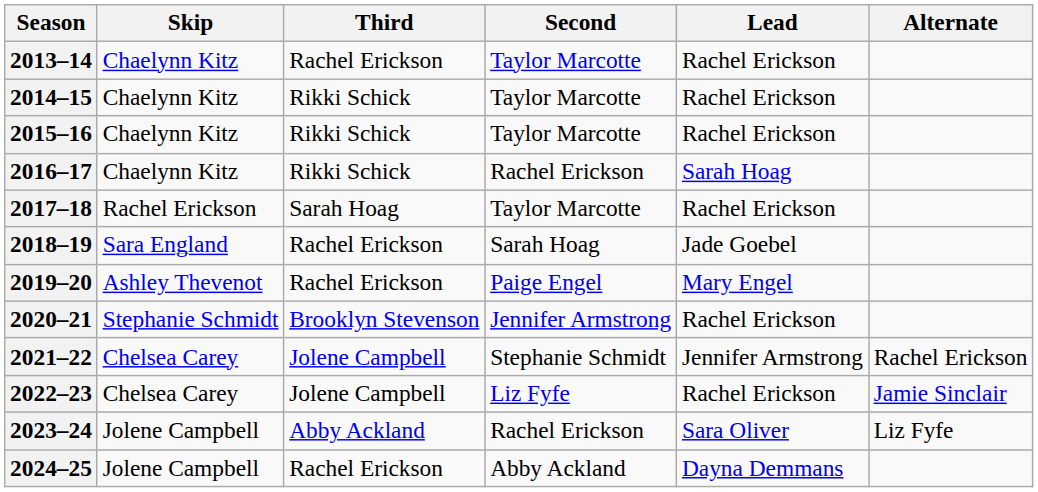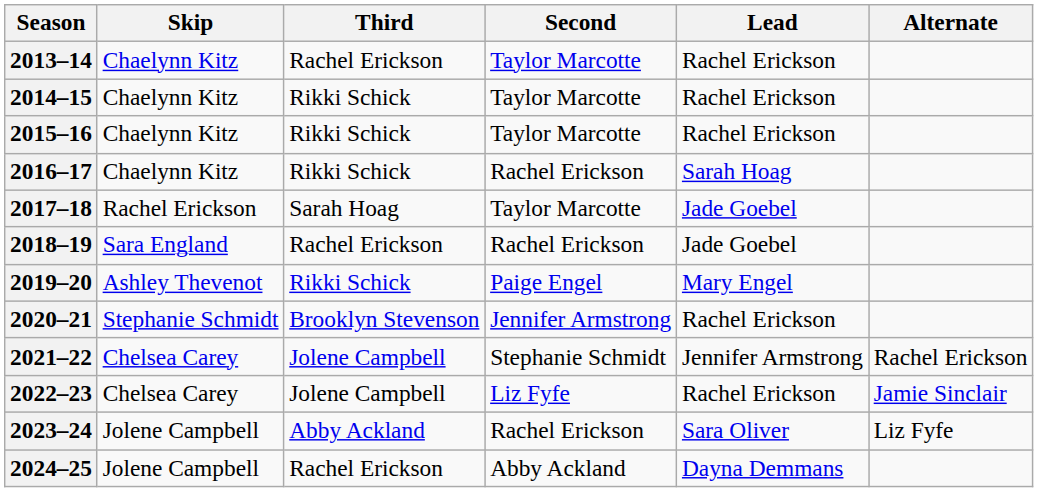(759, 208) Rachel Erickson -> (739, 208) Jade Goebel
(545, 245) Sarah Hoag -> (567, 245) Rachel Erickson
(366, 282) Rachel Erickson -> (350, 282) Rikki Schick
